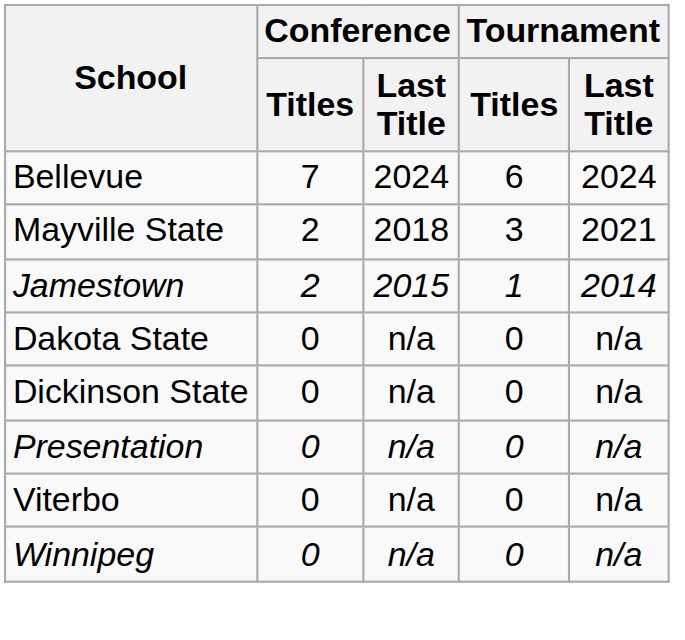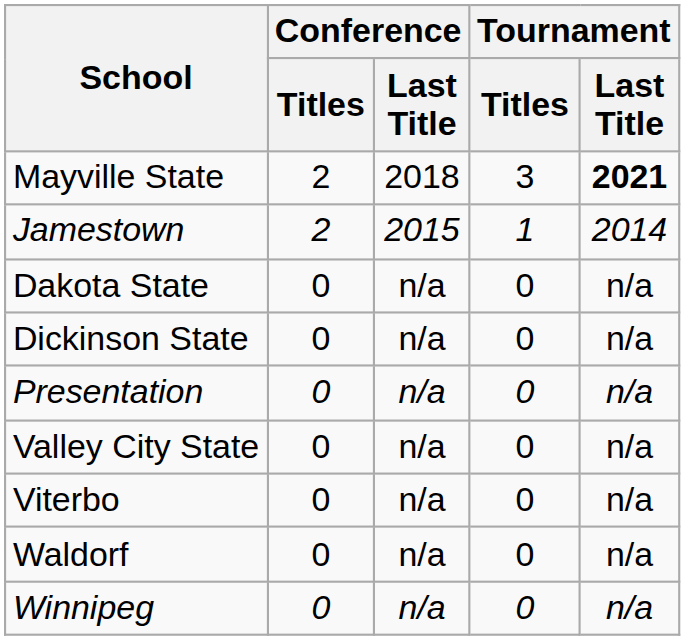- row: (78, 177)
(619, 230) normal -> (629, 177) bold
+ row: (136, 446)
+ row: (71, 553)
